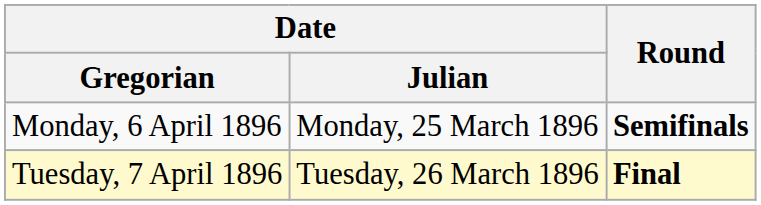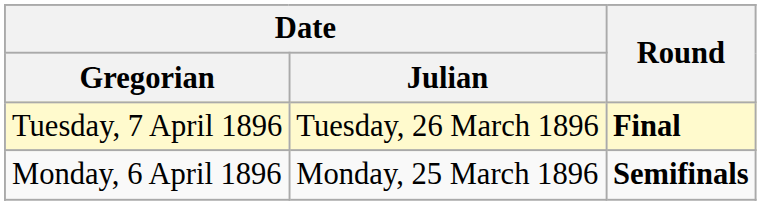rows swapped: (147, 125) <-> (147, 174)
